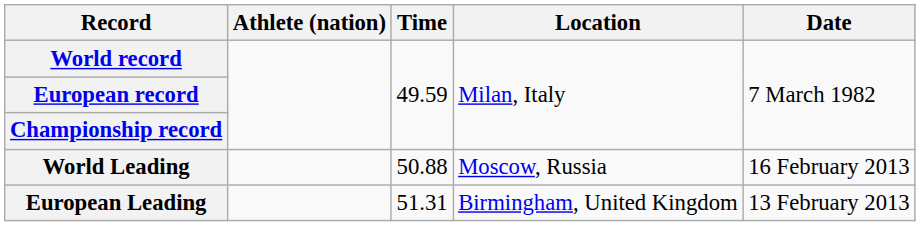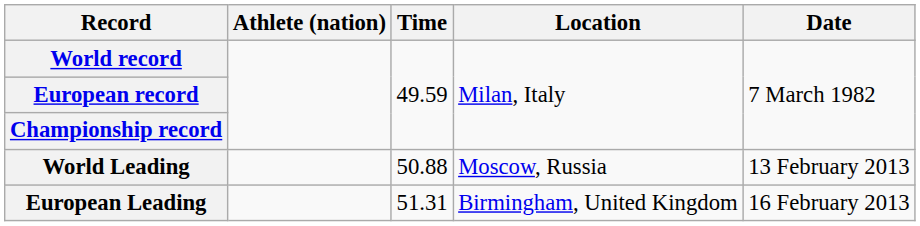(829, 166) 16 February 2013 -> (829, 166) 13 February 2013
(829, 202) 13 February 2013 -> (829, 202) 16 February 2013
